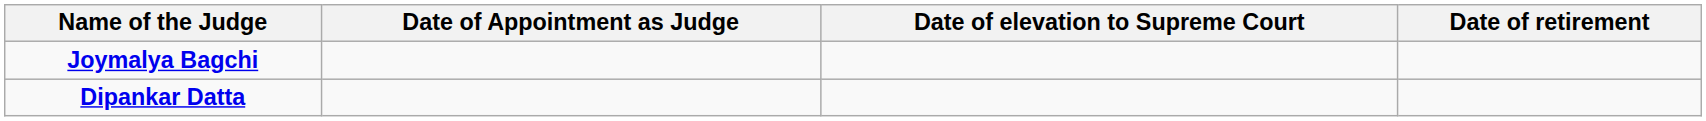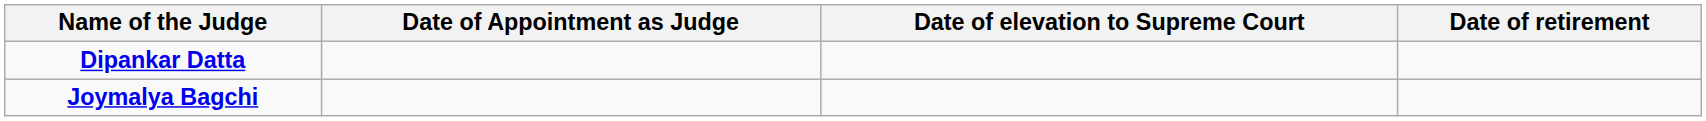rows swapped: (163, 97) <-> (163, 60)
